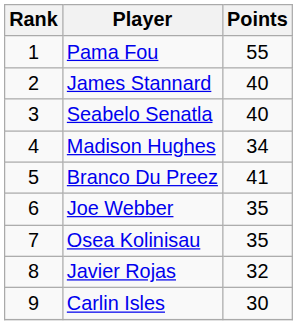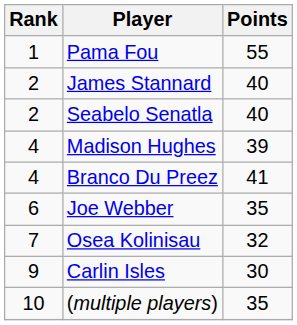(33, 114) 3 -> (33, 114) 2
(257, 146) 34 -> (257, 146) 39
(33, 177) 5 -> (33, 177) 4
(257, 240) 35 -> (257, 240) 32
- row: (121, 271)
+ row: (142, 303)
